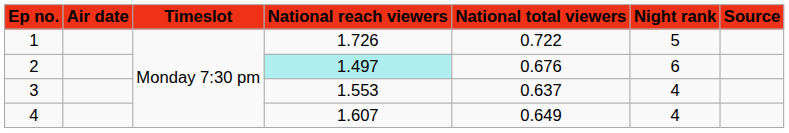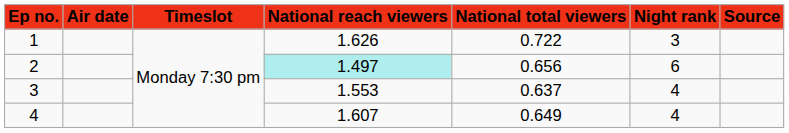(358, 41) 1.726 -> (358, 41) 1.626
(675, 41) 5 -> (675, 41) 3
(541, 65) 0.676 -> (541, 65) 0.656
